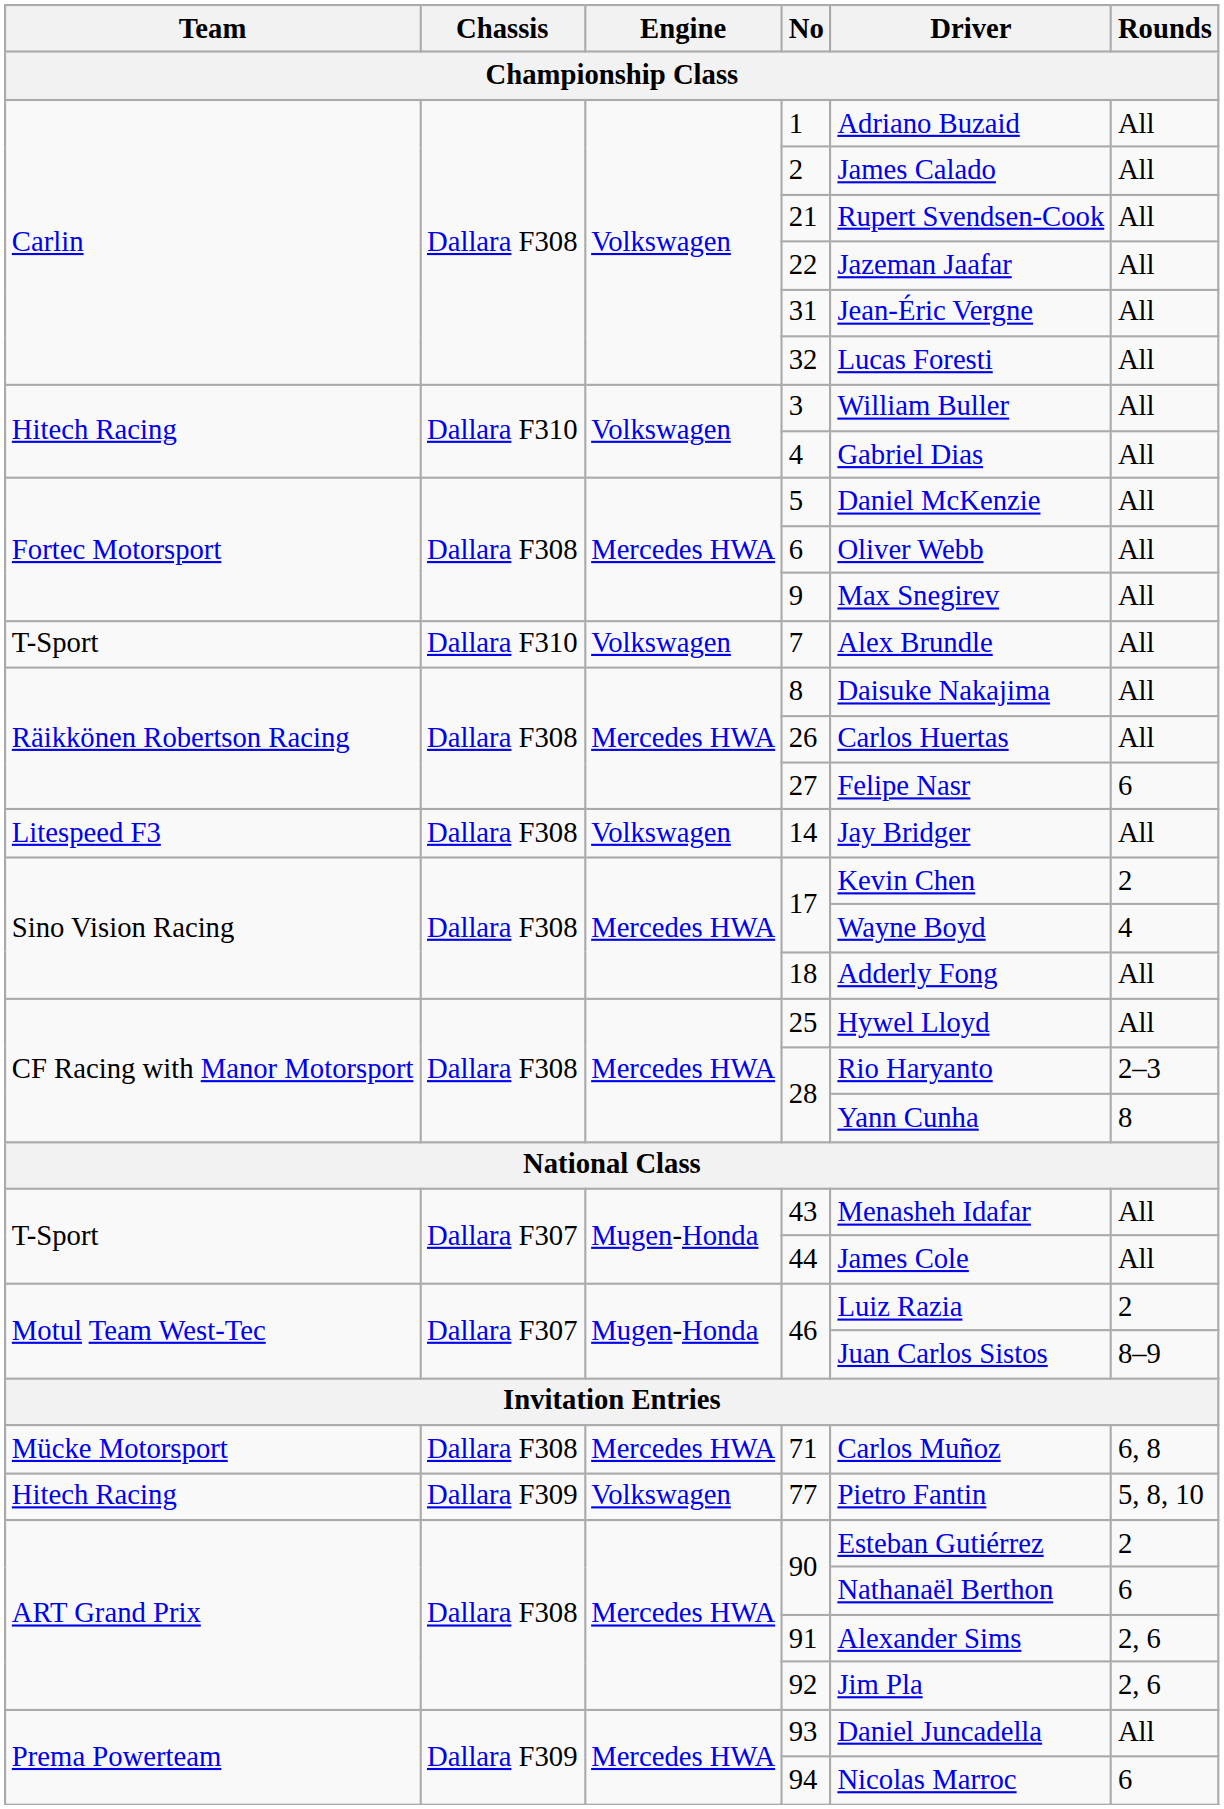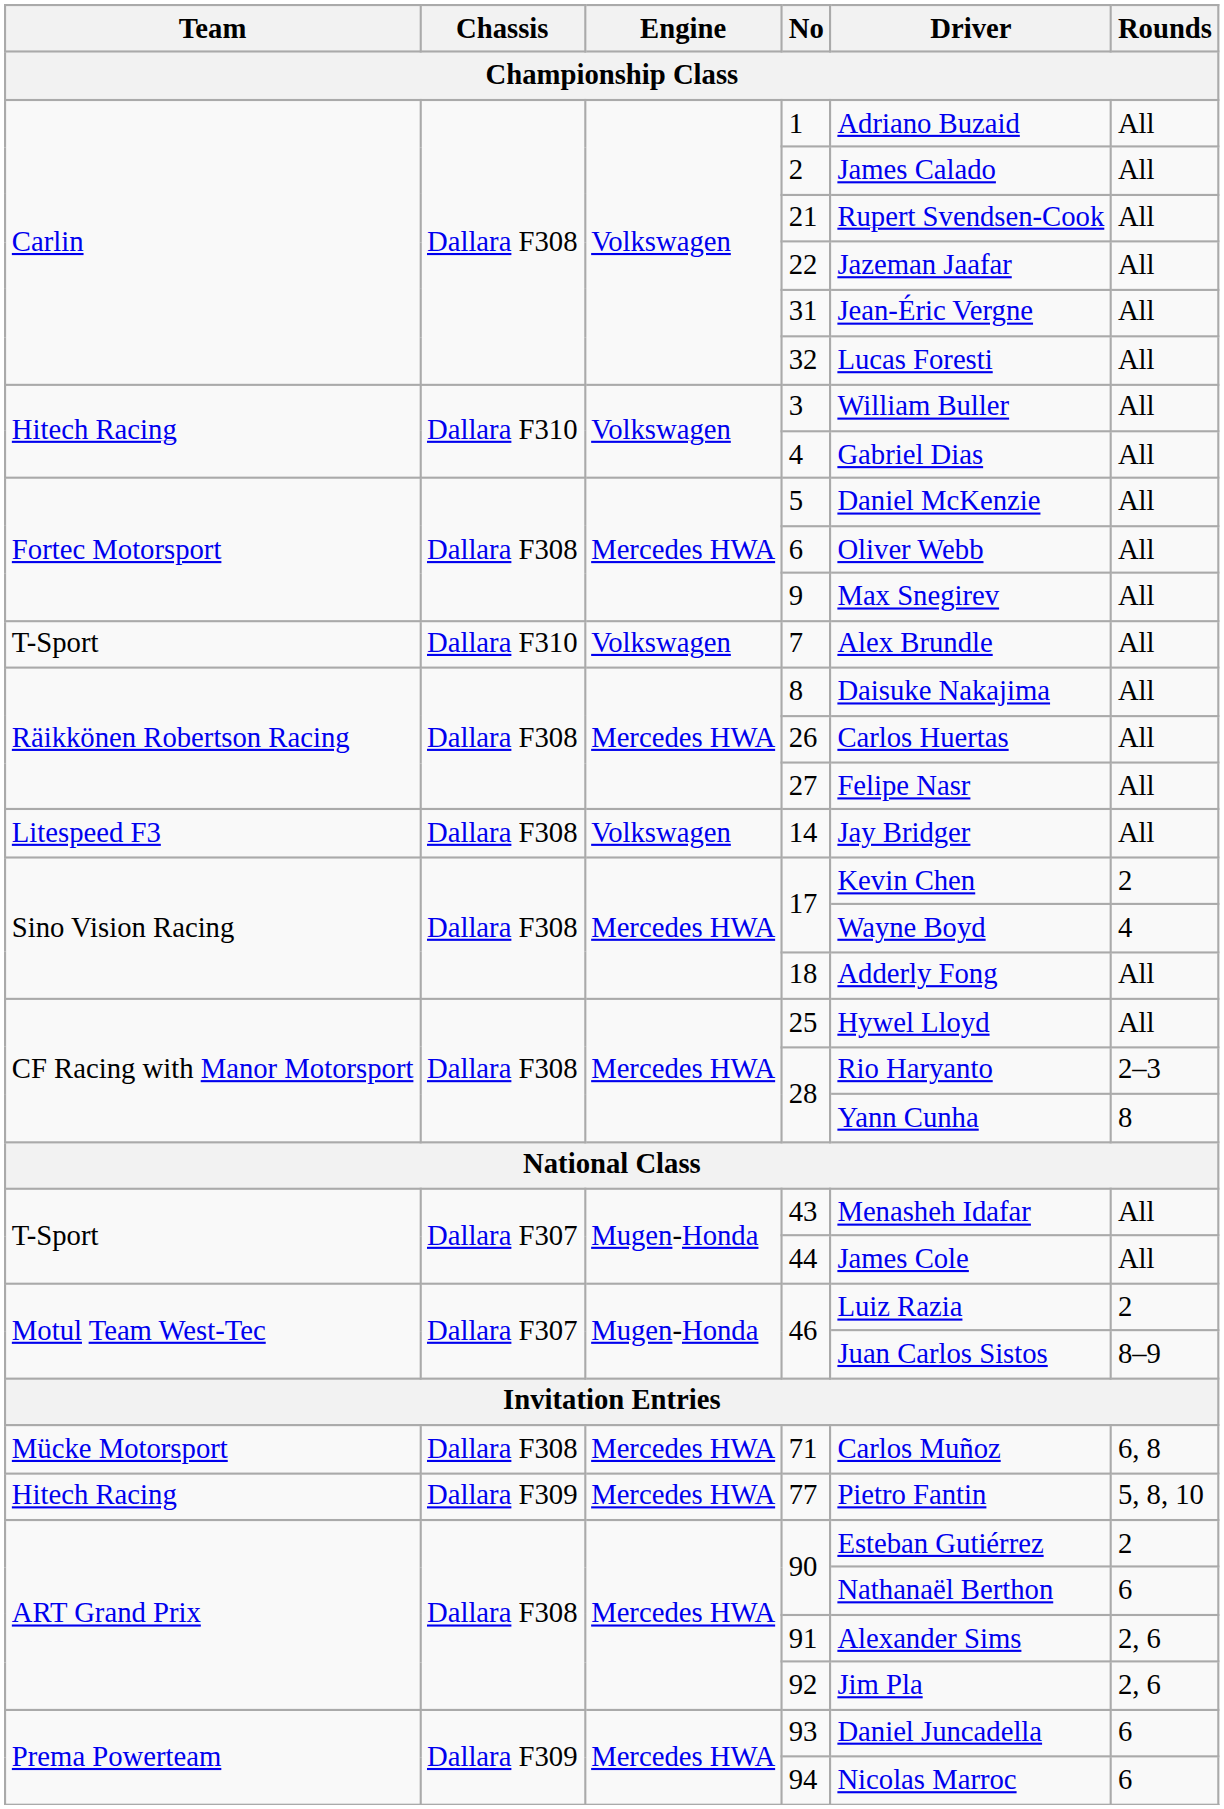(1125, 785) 6 -> (1136, 785) All
(661, 1495) Volkswagen -> (683, 1495) Mercedes HWA
(1136, 1732) All -> (1125, 1732) 6
